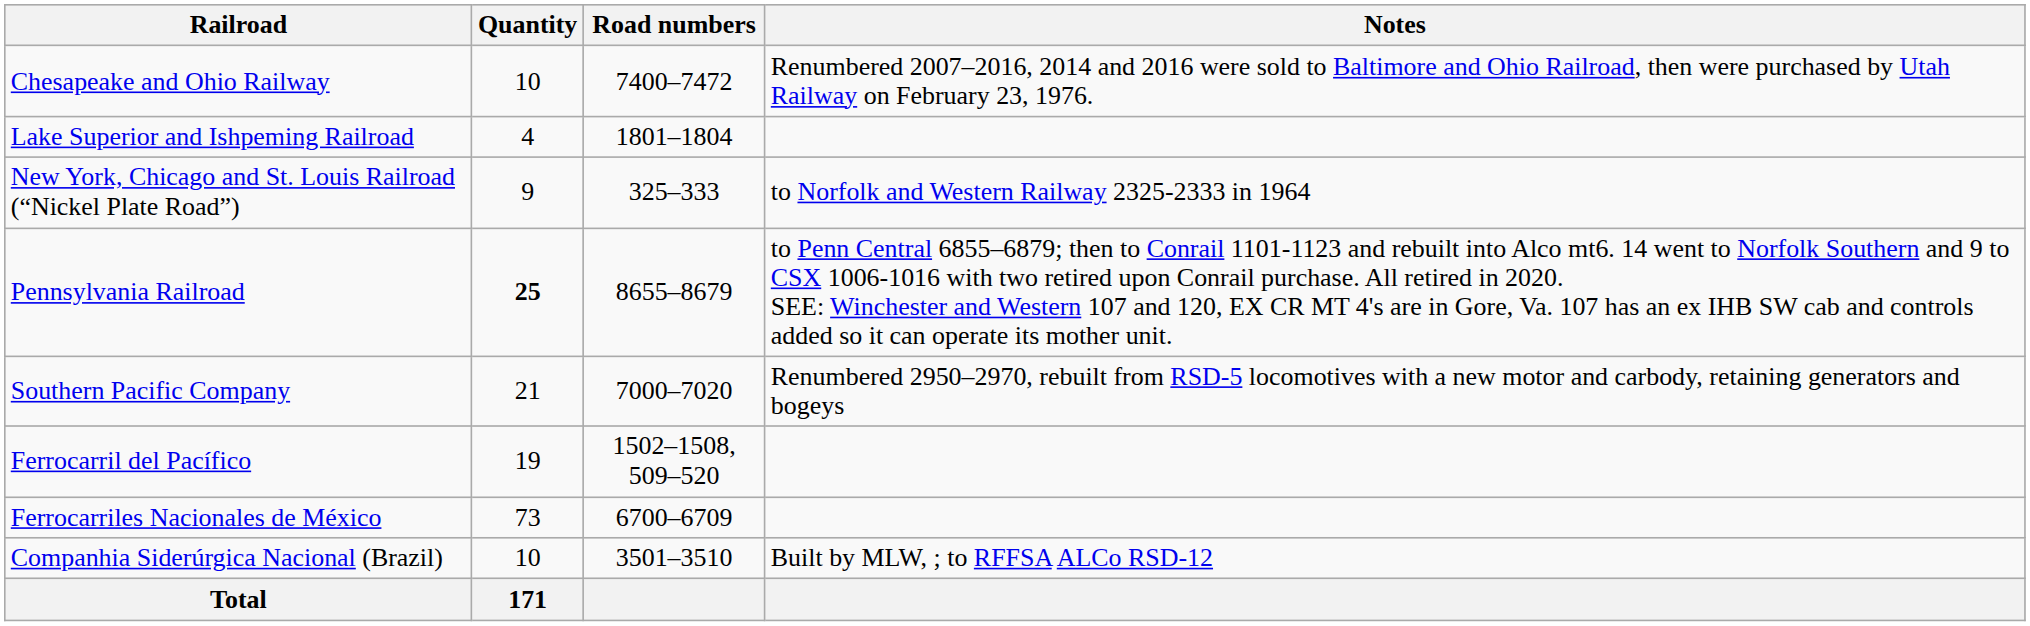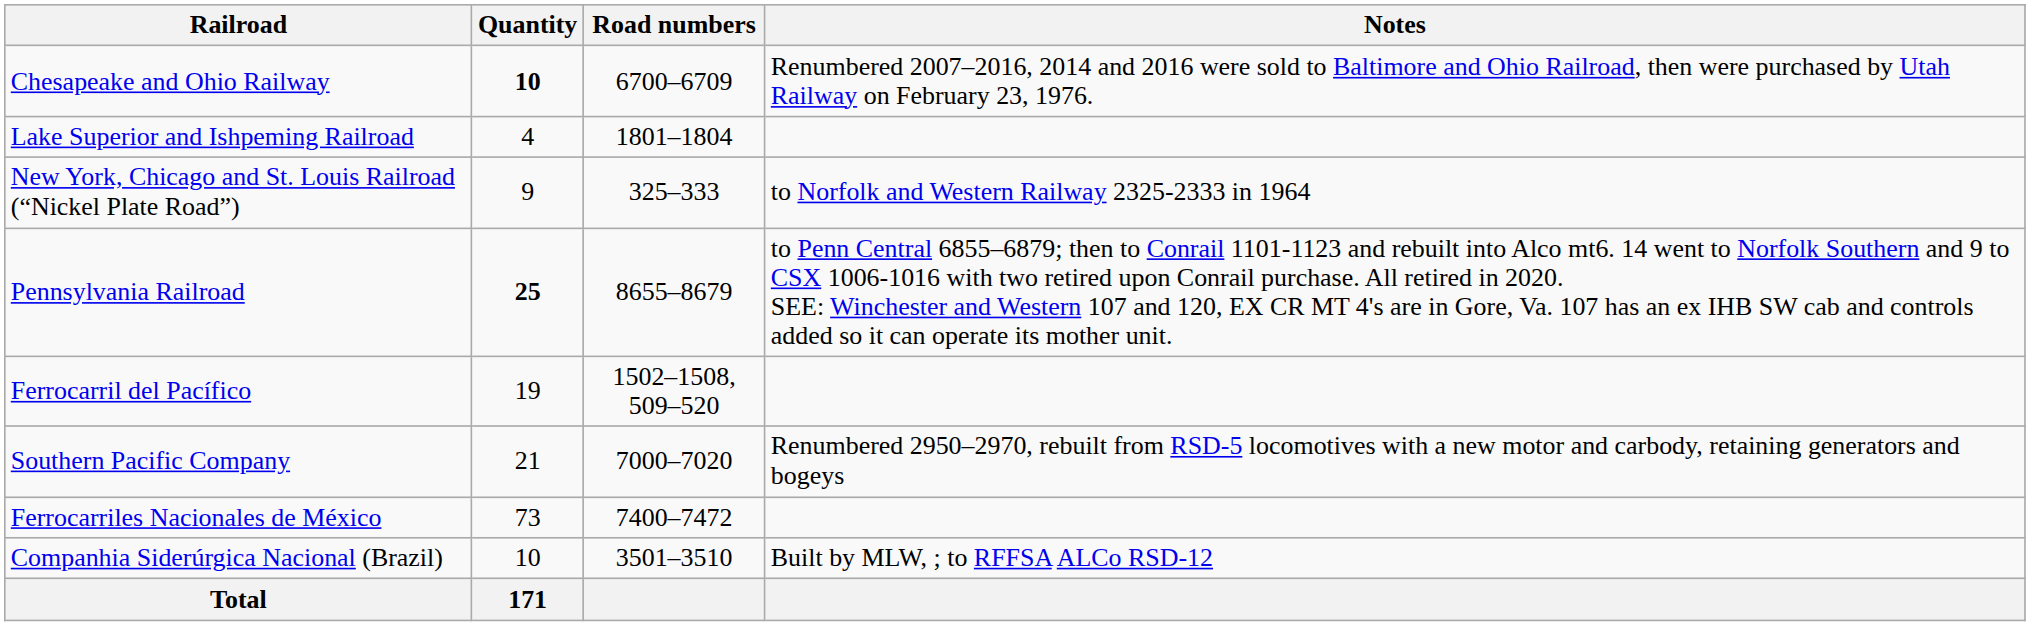(528, 80) normal -> (528, 80) bold
(674, 80) 7400–7472 -> (674, 80) 6700–6709
rows swapped: (150, 390) <-> (131, 461)
(674, 516) 6700–6709 -> (674, 516) 7400–7472
